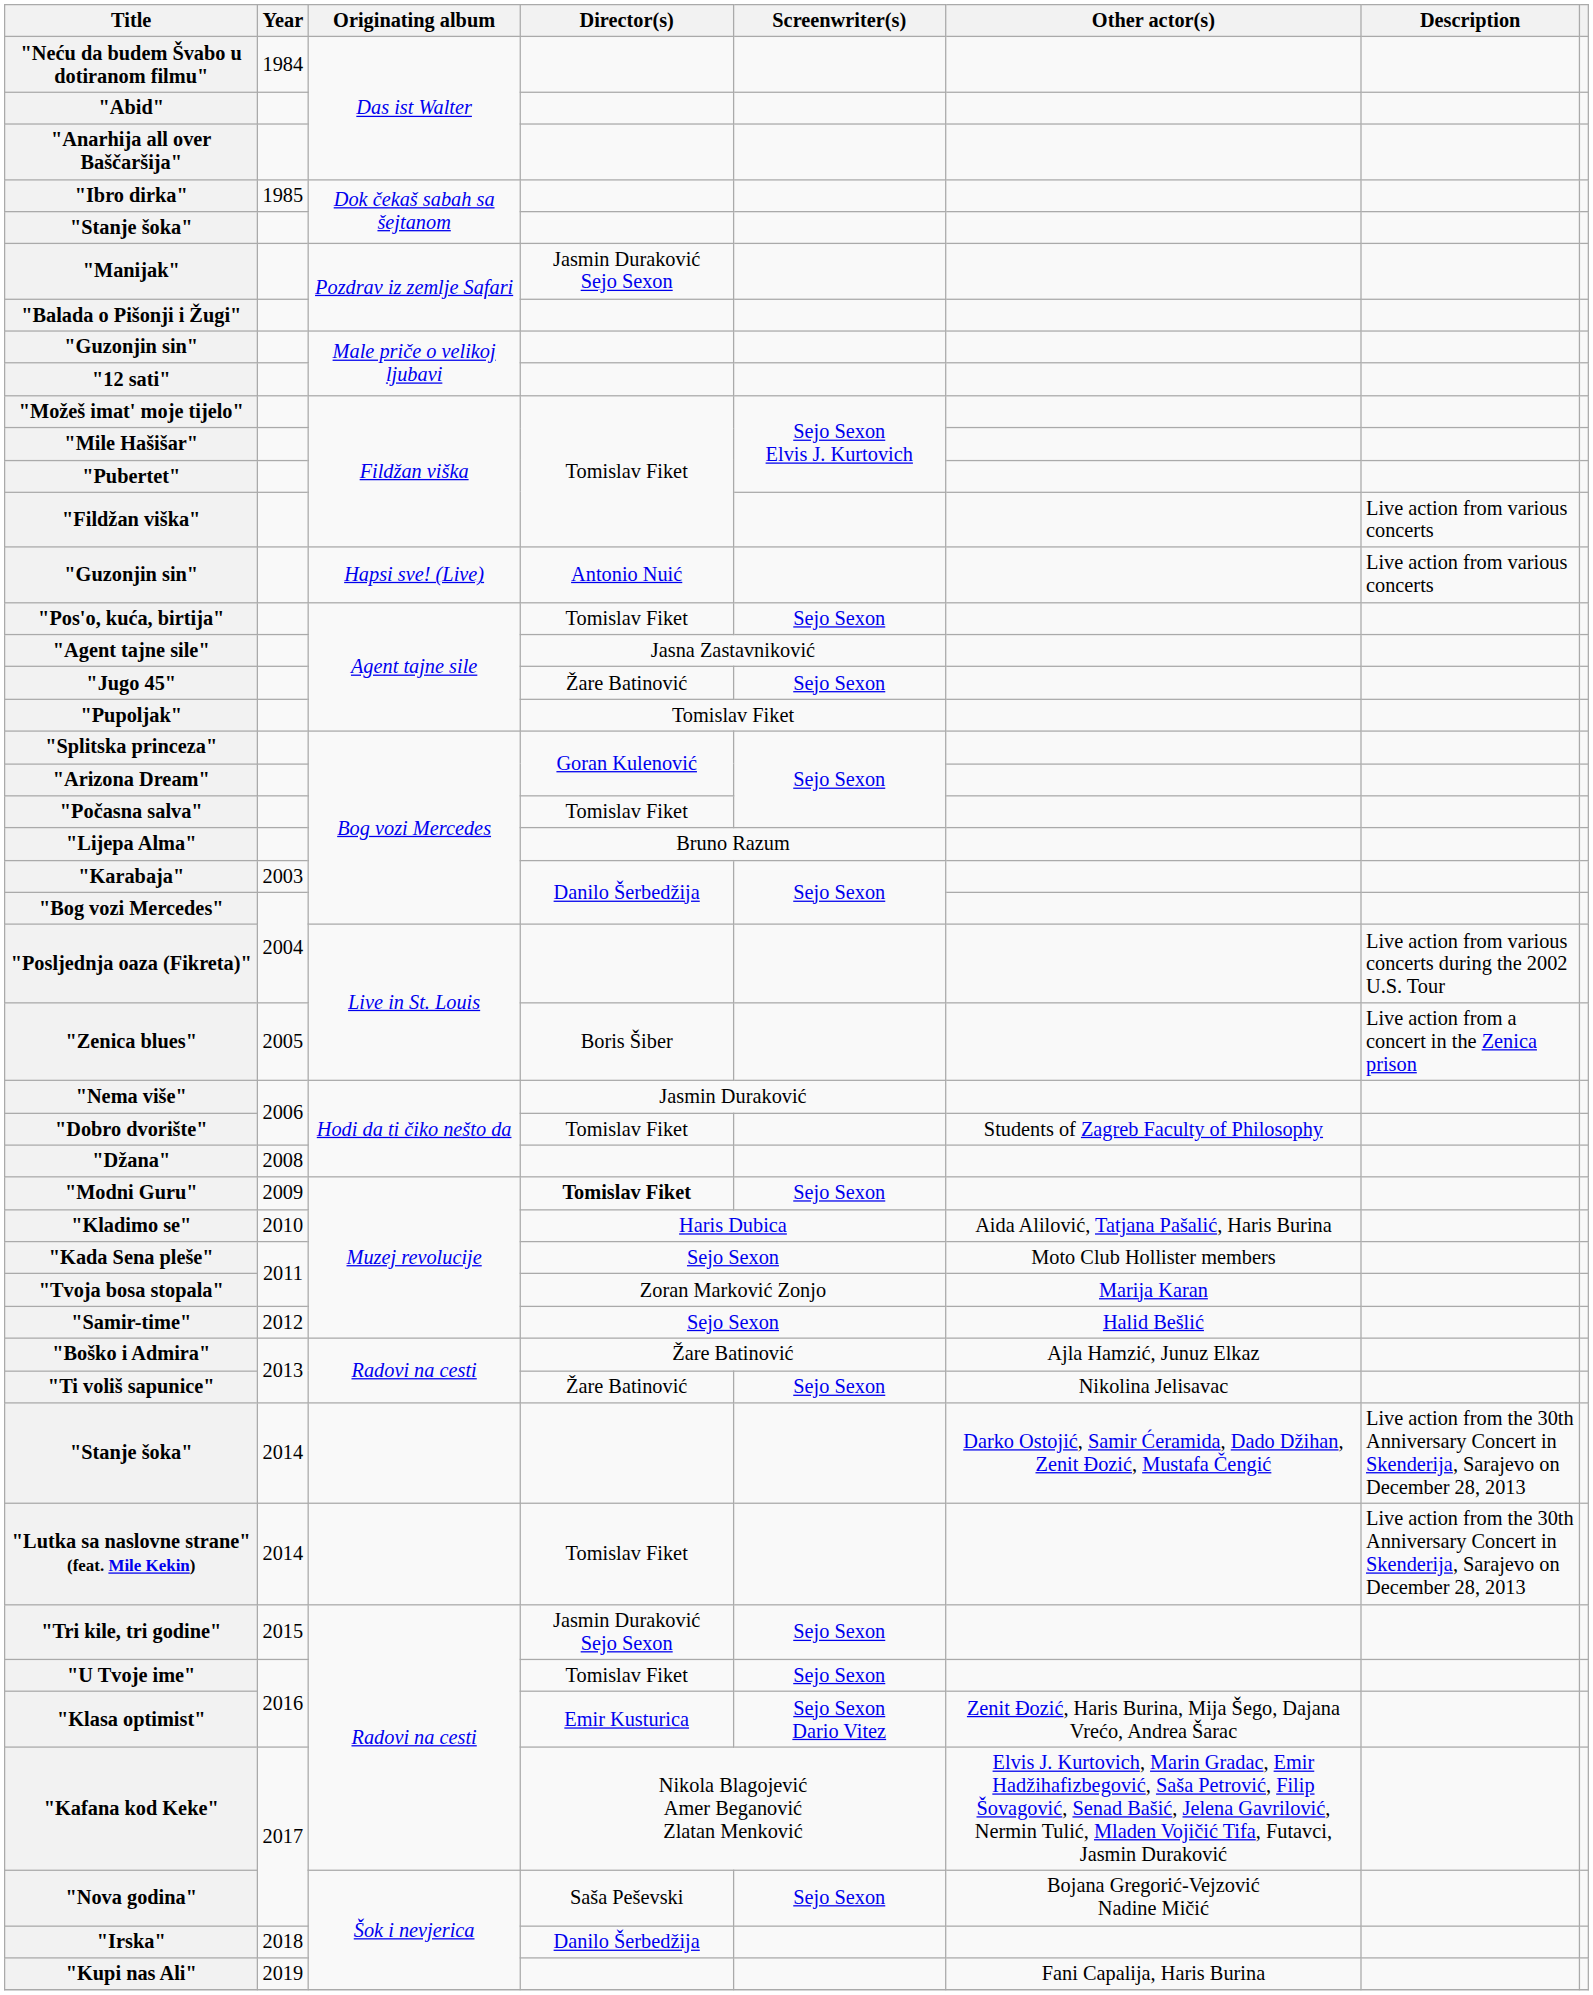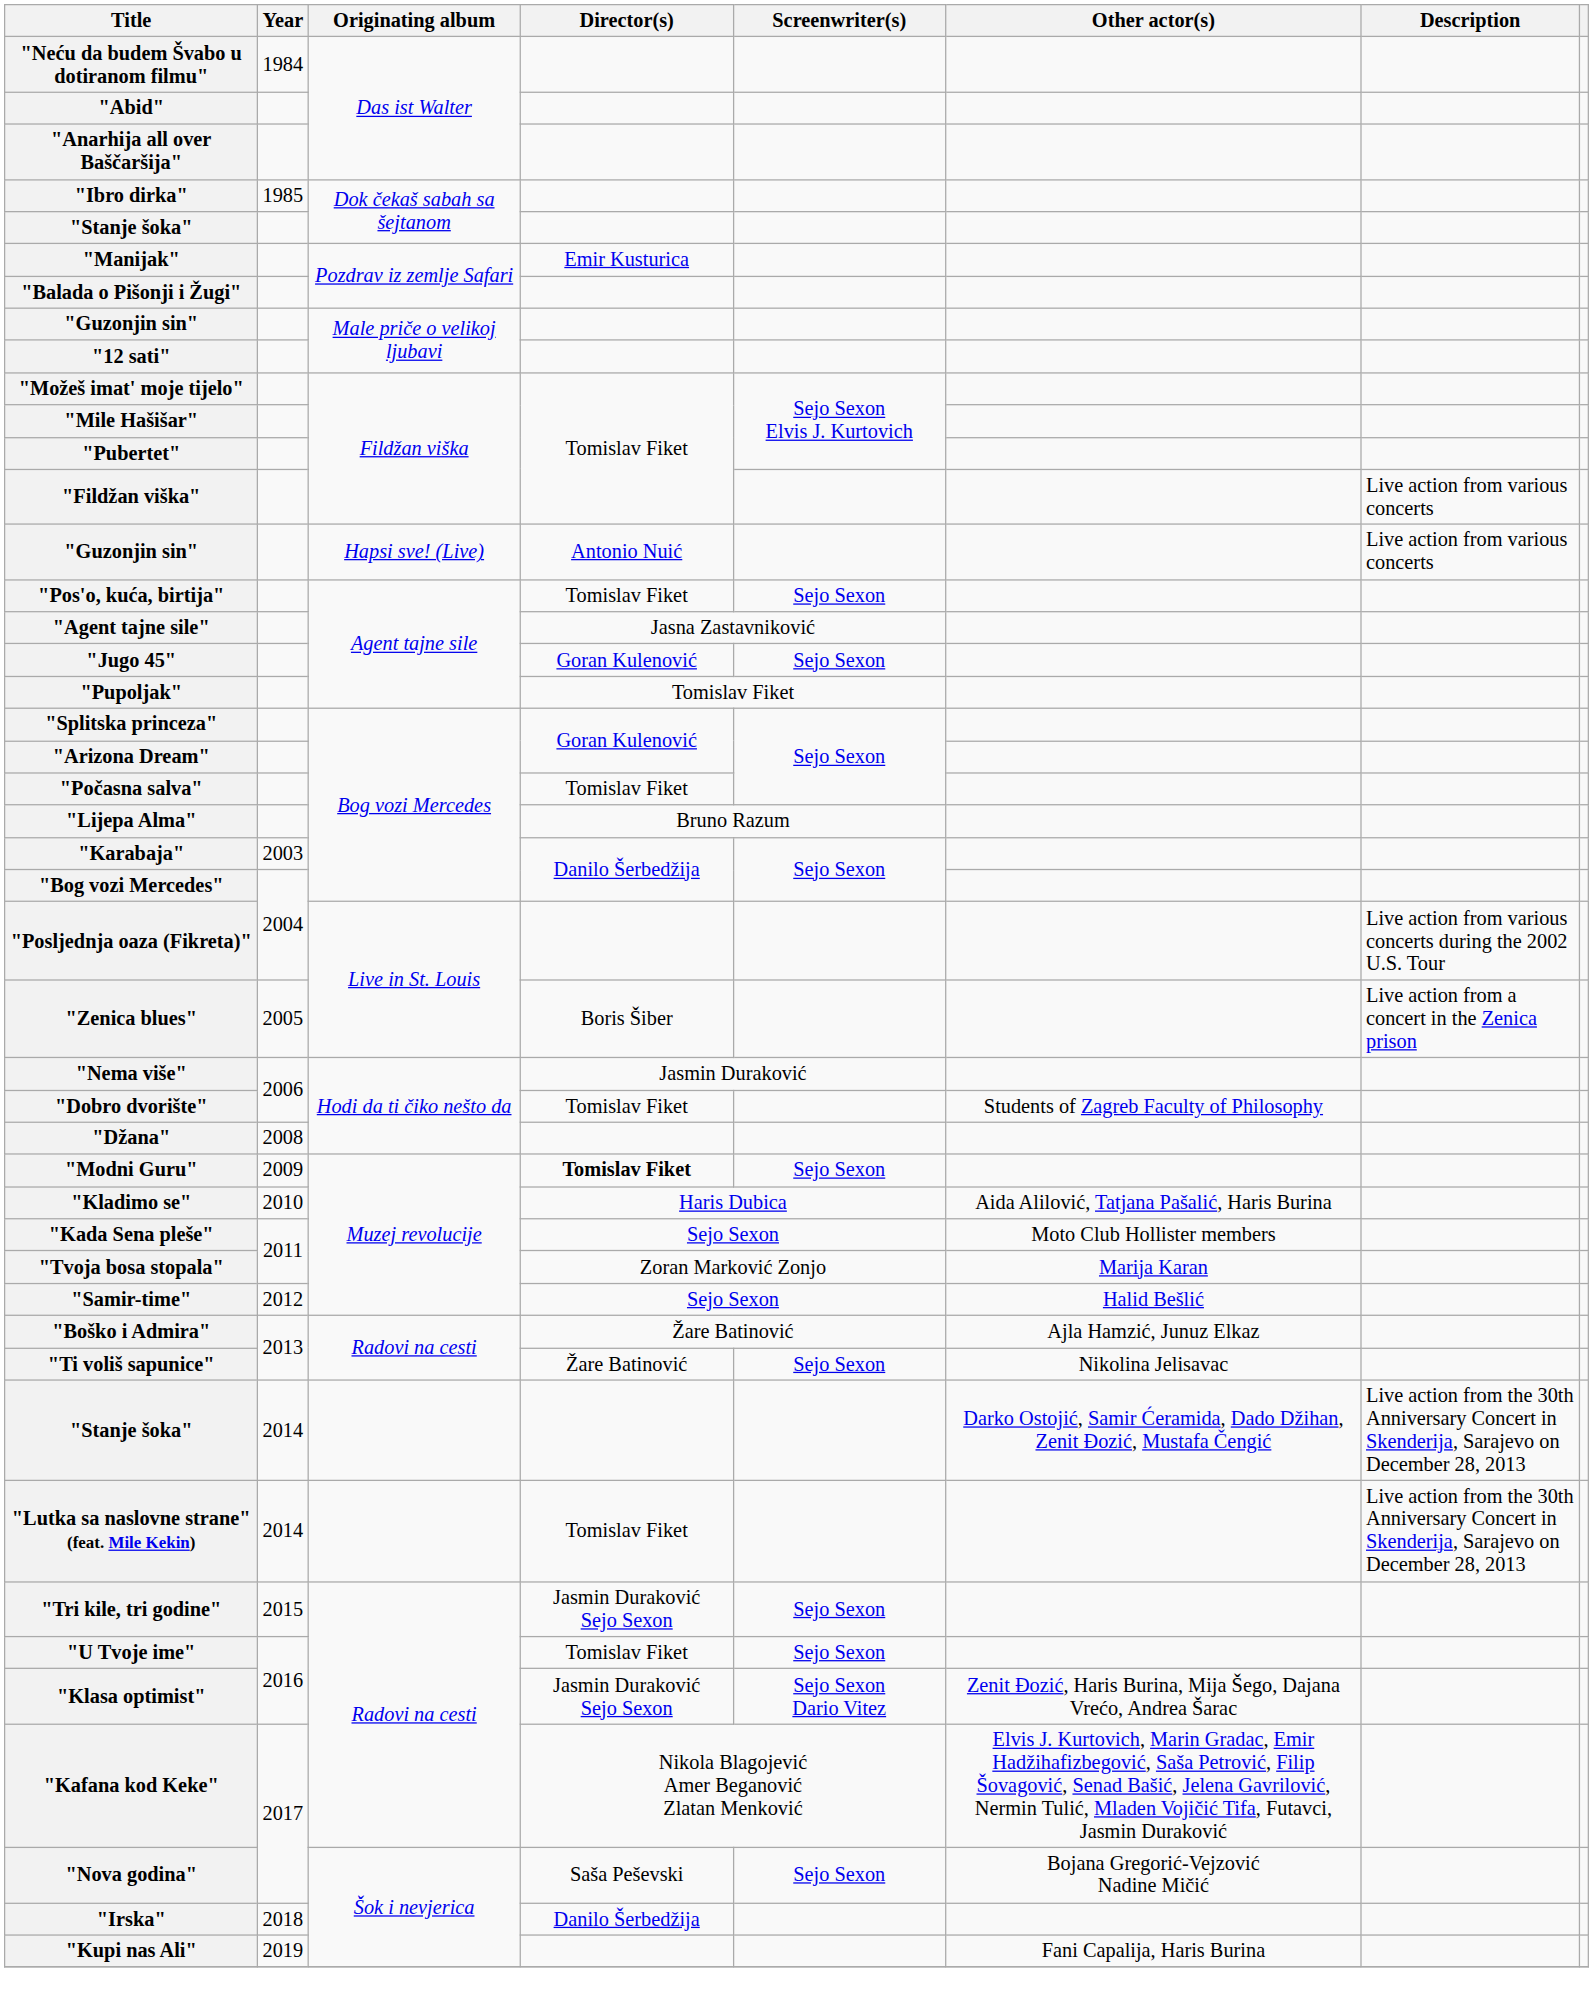(627, 271) Jasmin Duraković Sejo Sexon -> (627, 259) Emir Kusturica
(627, 682) Žare Batinović -> (627, 659) Goran Kulenović
(627, 1719) Emir Kusturica -> (627, 1696) Jasmin Duraković Sejo Sexon
